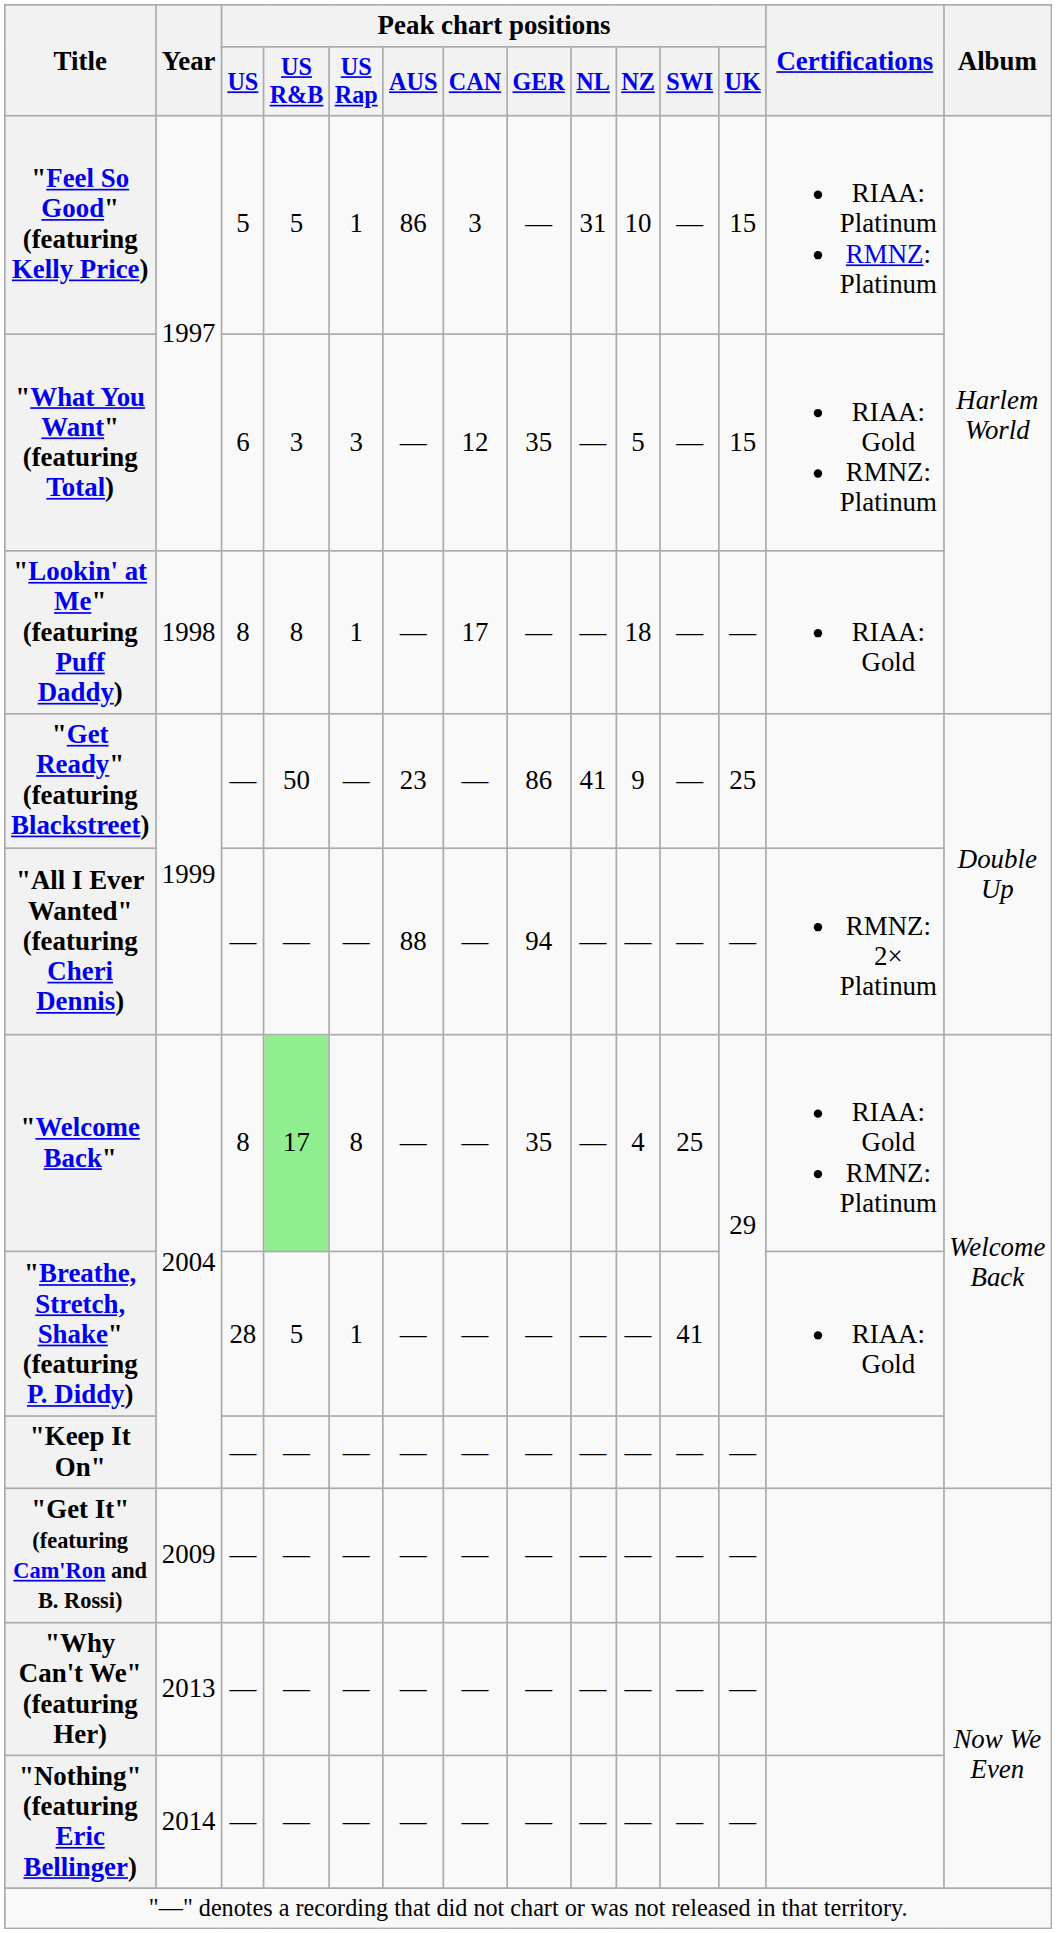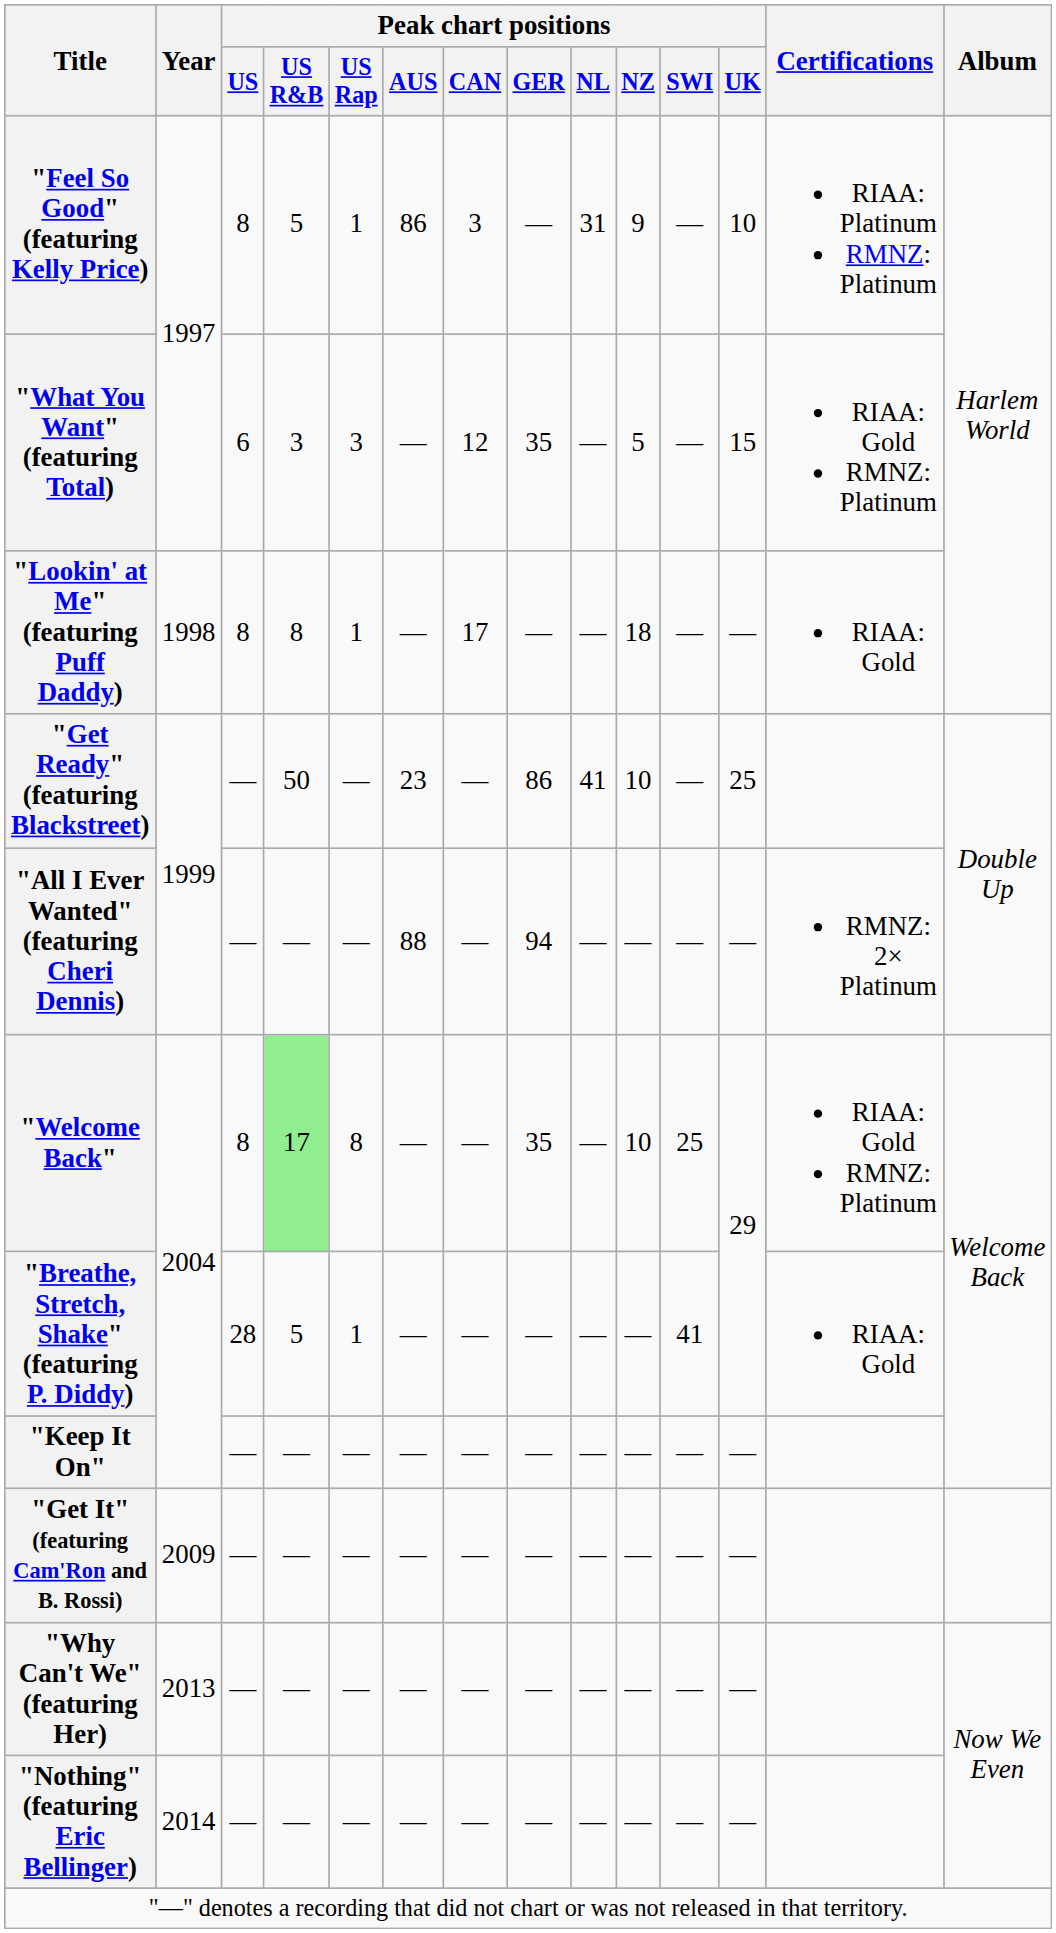(243, 224) 5 -> (243, 224) 8
(638, 224) 10 -> (638, 224) 9
(743, 224) 15 -> (743, 224) 10
(638, 780) 9 -> (638, 780) 10
(638, 1143) 4 -> (638, 1143) 10
